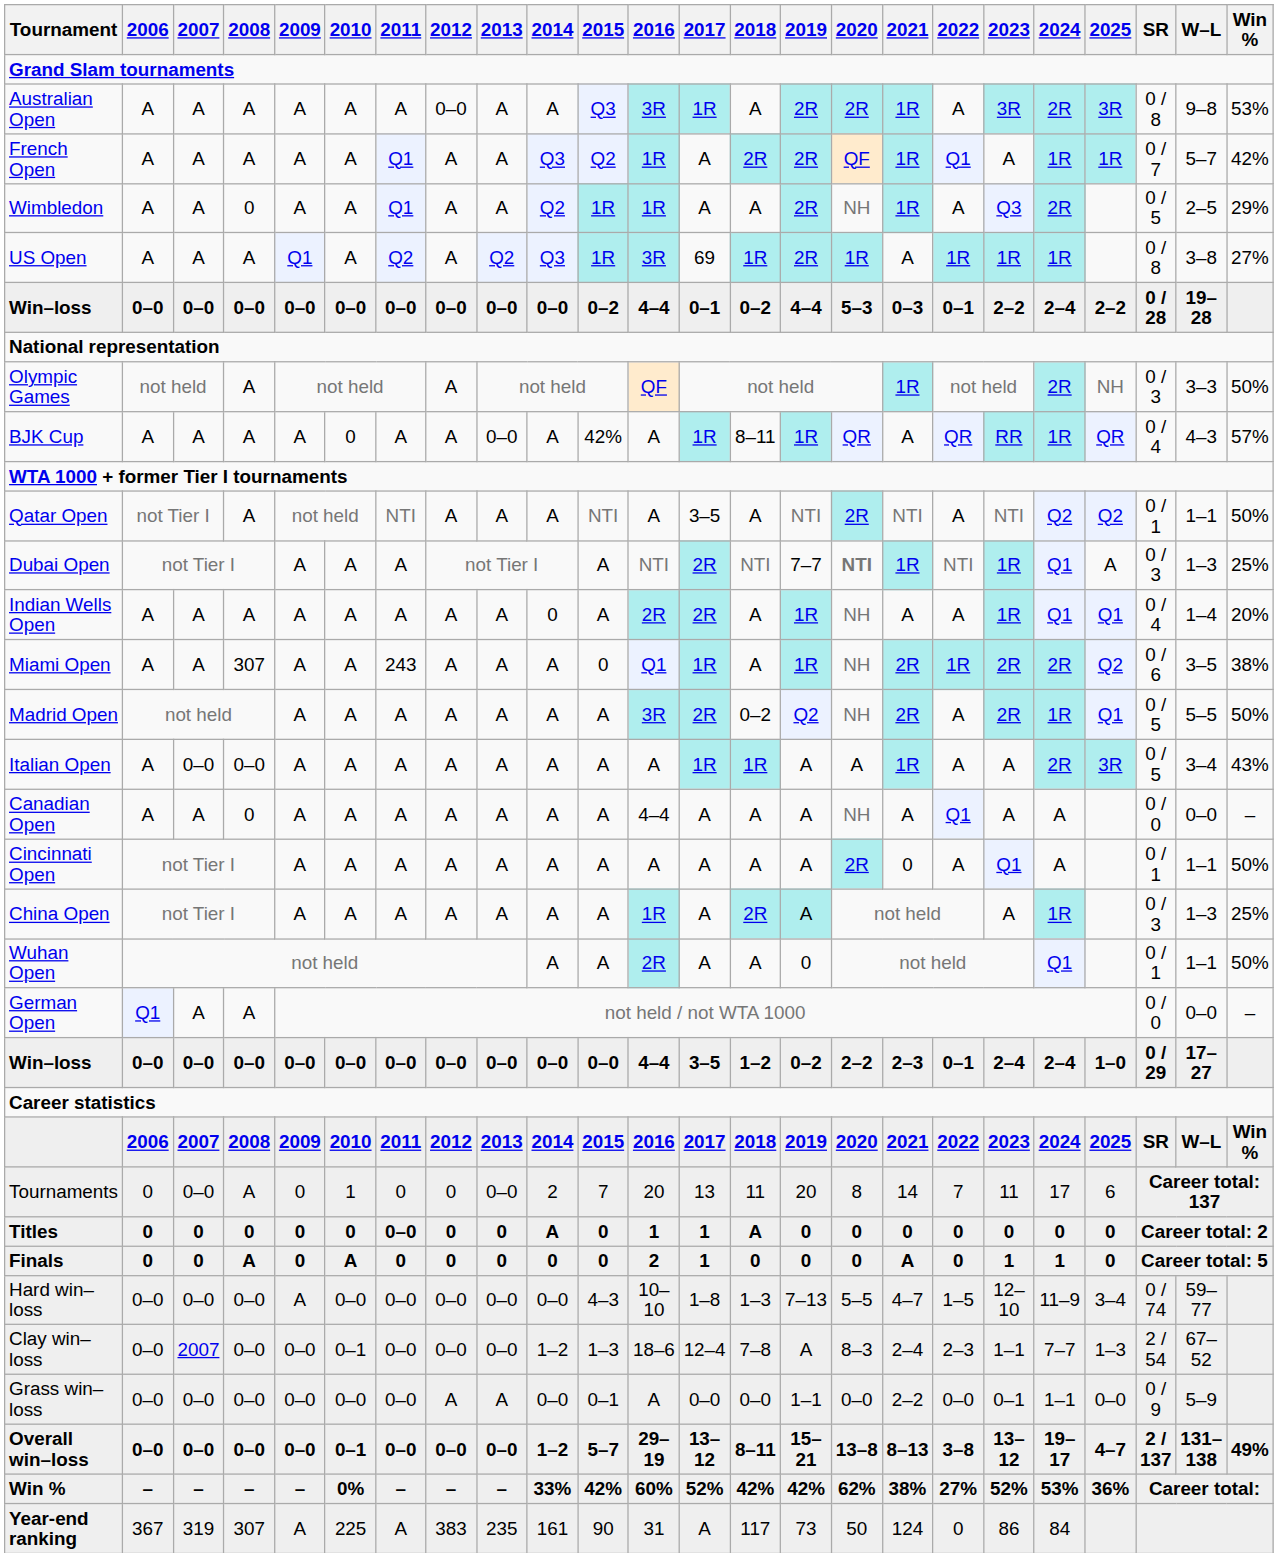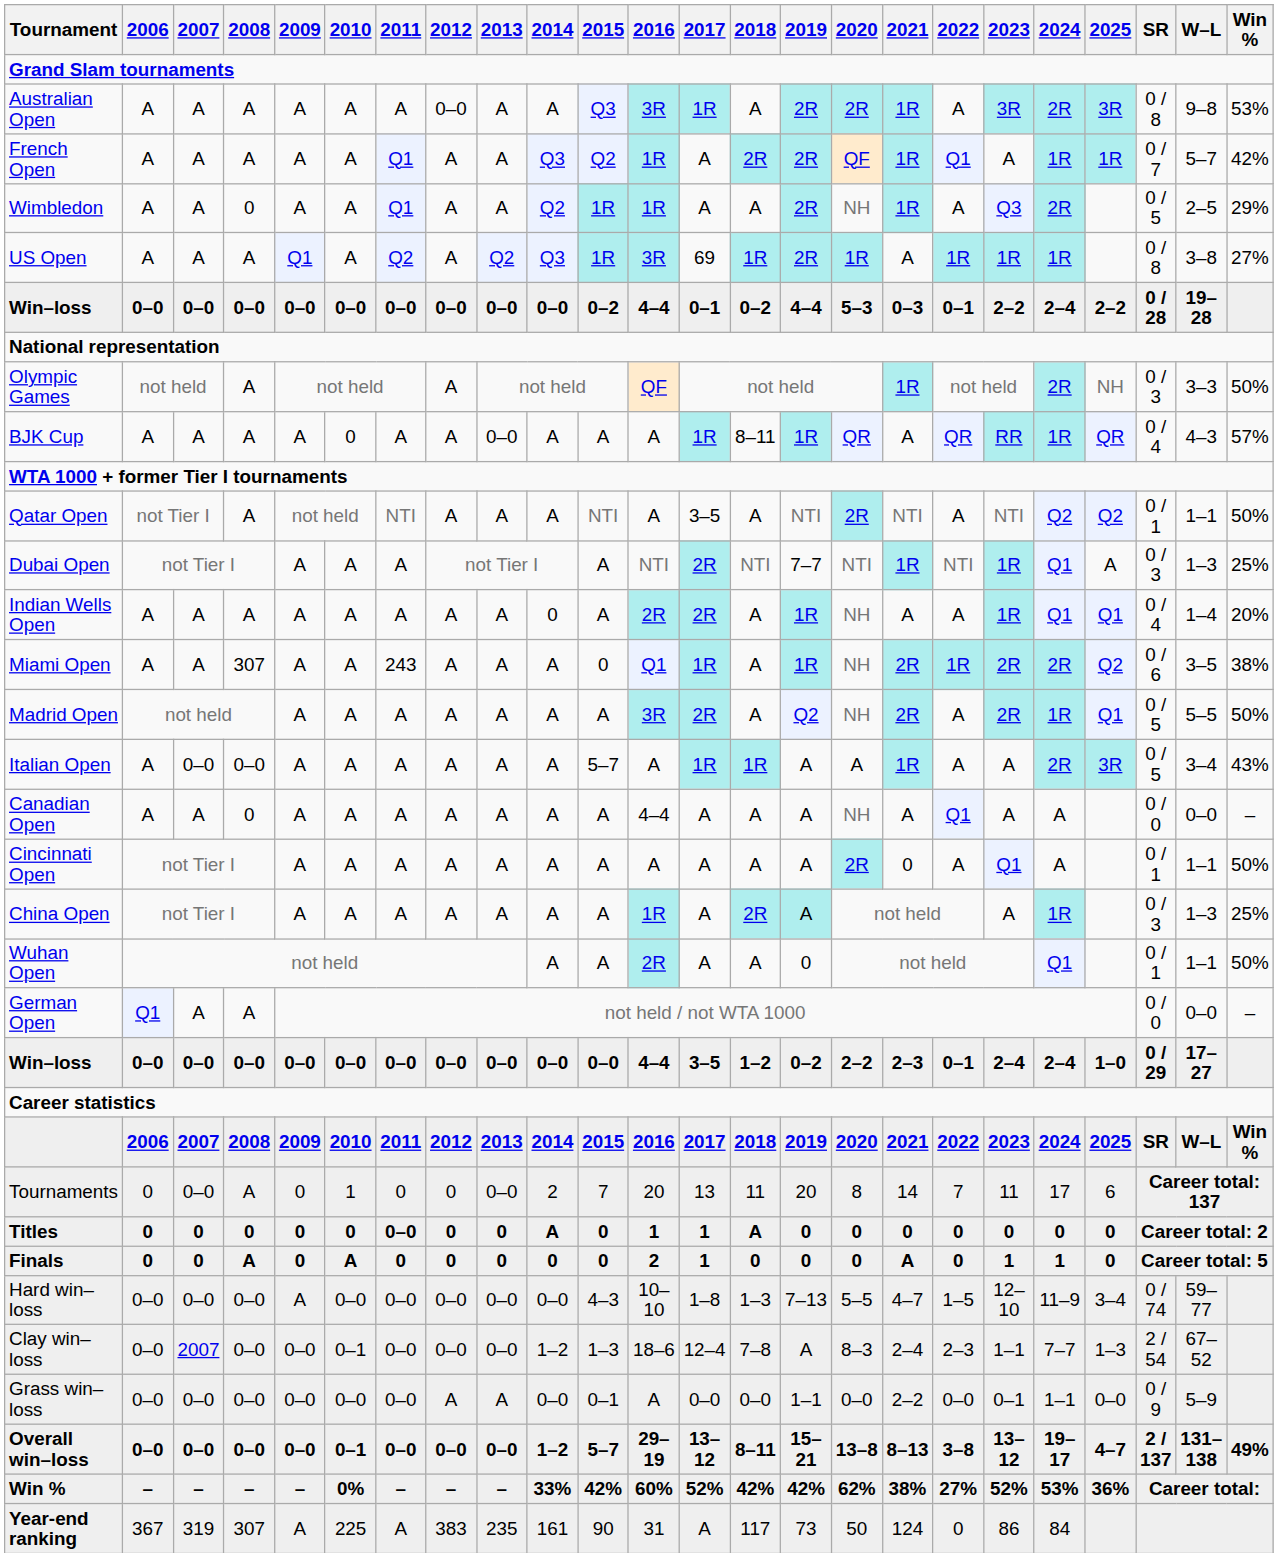(603, 436) 42% -> (603, 436) A
(857, 565) bold -> (857, 565) normal
(755, 714) 0–2 -> (755, 714) A
(603, 764) A -> (603, 764) 5–7
